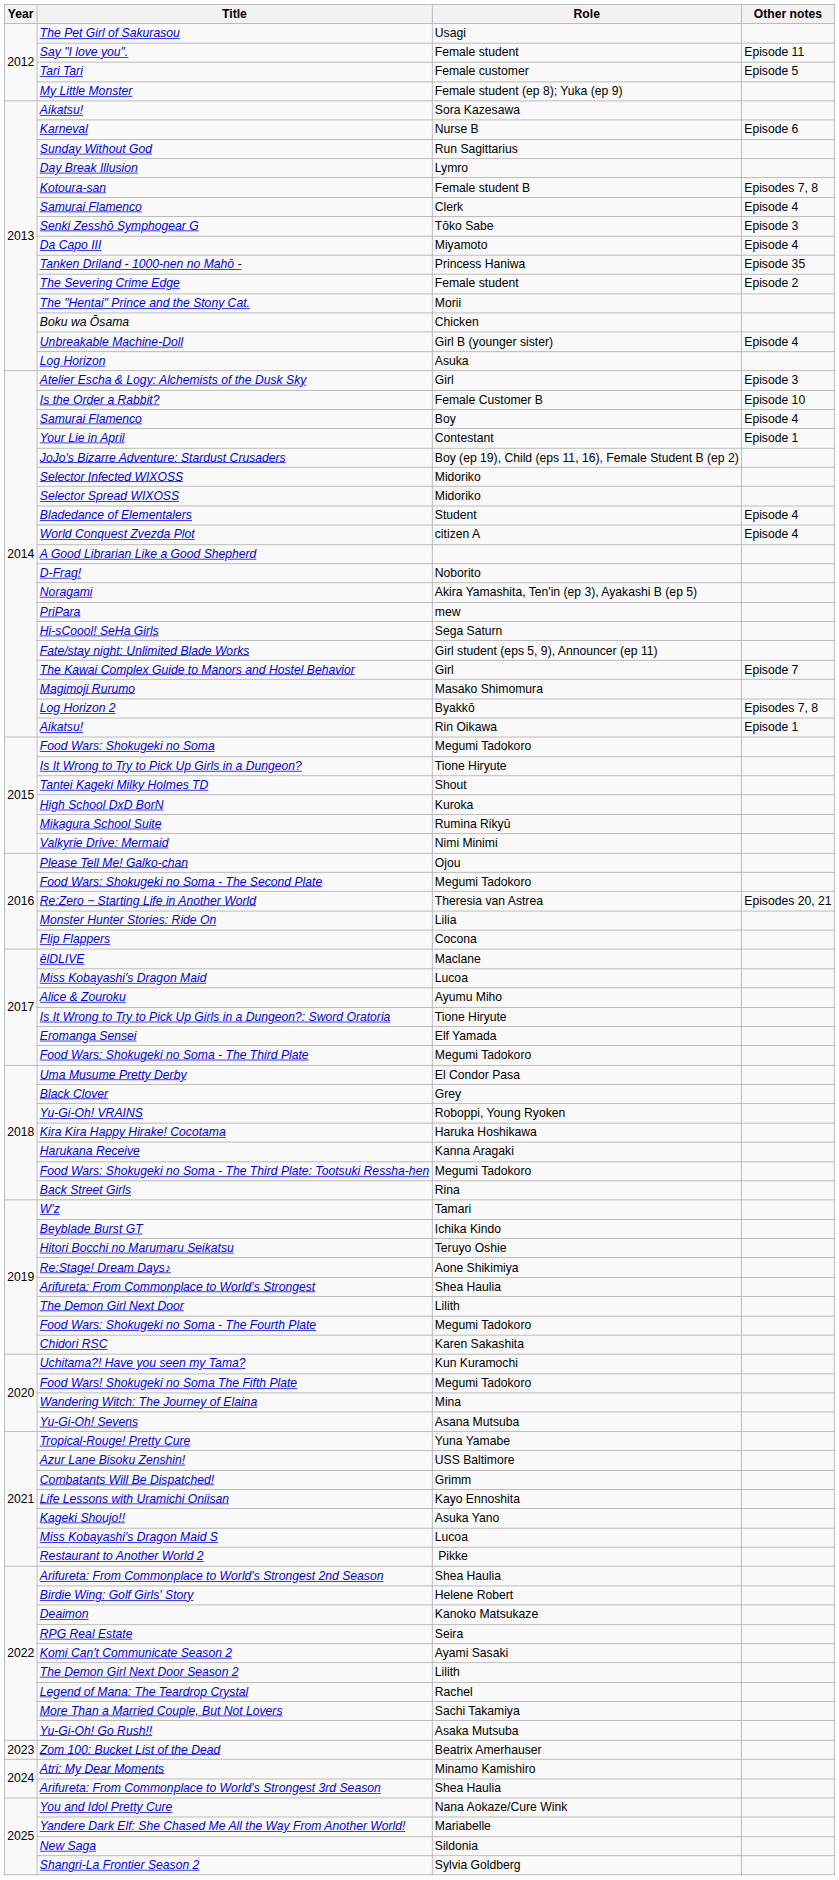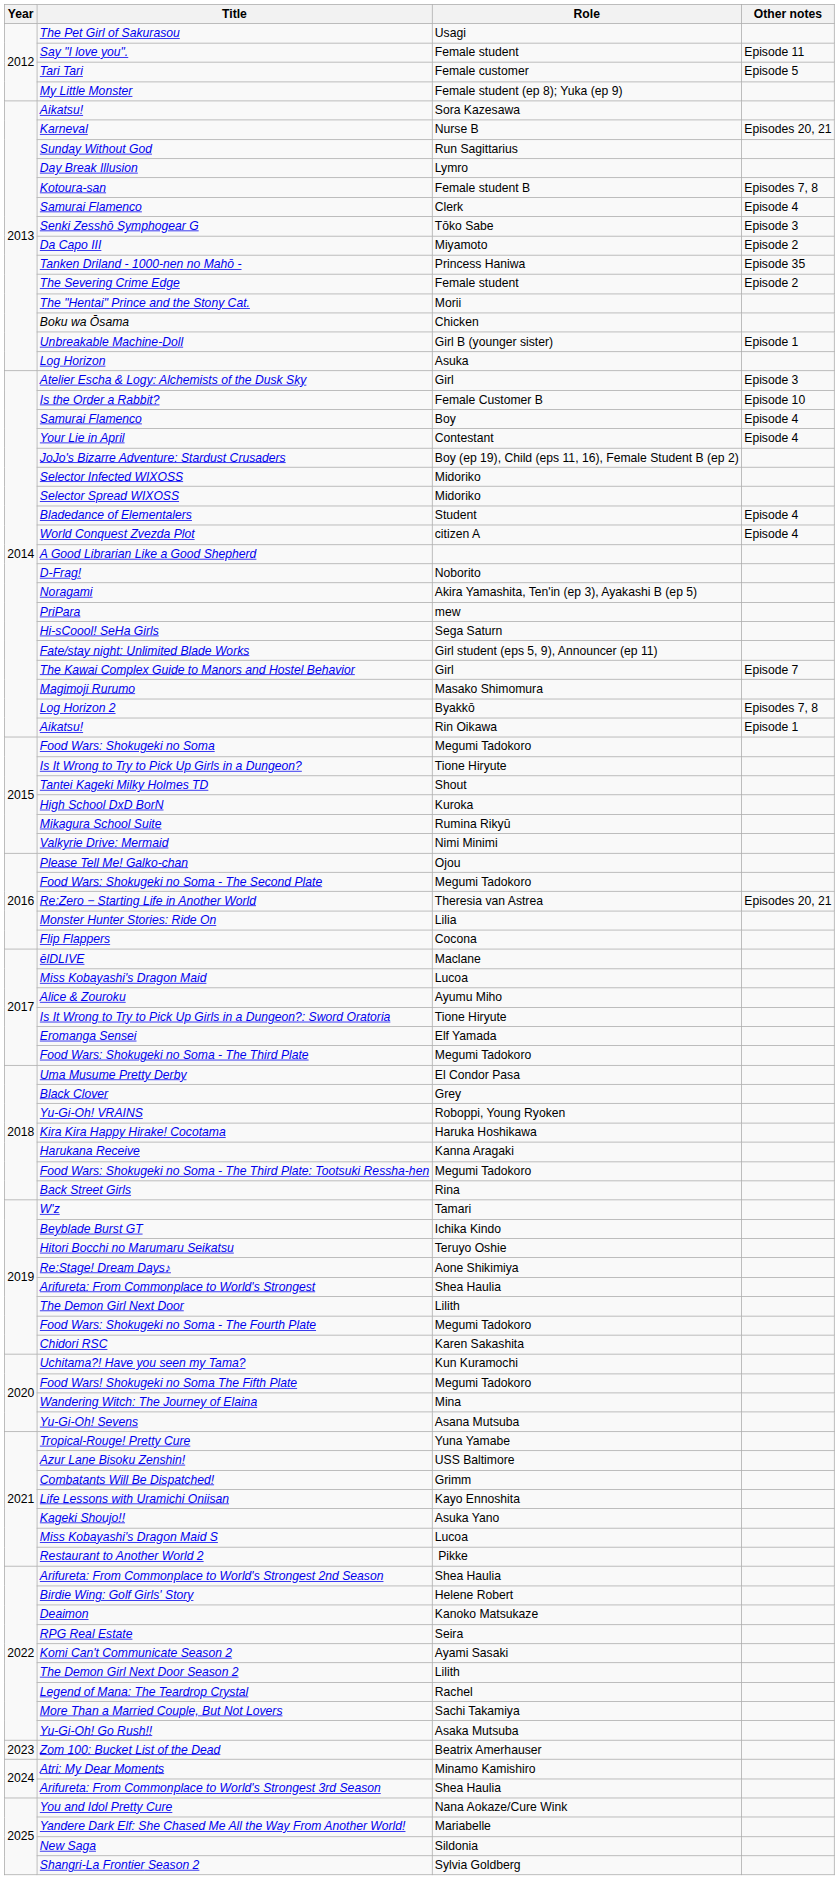(771, 129) Episode 6 -> (788, 129) Episodes 20, 21
(771, 245) Episode 4 -> (771, 245) Episode 2
(771, 341) Episode 4 -> (771, 341) Episode 1
(771, 438) Episode 1 -> (771, 438) Episode 4
